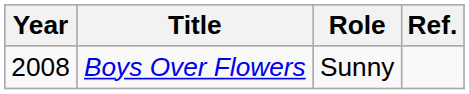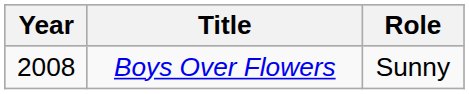- column: (432, 25)
